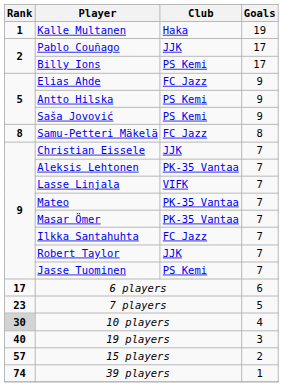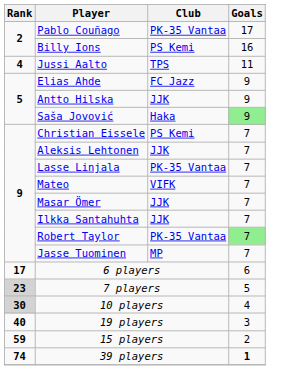- row: (82, 30)
(172, 47) JJK -> (188, 30) PK-35 Vantaa
(260, 64) 17 -> (247, 47) 16
+ row: (72, 64)
(185, 99) PS Kemi -> (160, 99) JJK
(185, 116) PS Kemi -> (163, 116) Haka
(260, 116) no background -> (247, 116) lightgreen background
- row: (98, 133)
(172, 150) JJK -> (172, 133) PS Kemi
(201, 167) PK-35 Vantaa -> (160, 150) JJK
(175, 185) VIFK -> (188, 167) PK-35 Vantaa
(201, 202) PK-35 Vantaa -> (163, 185) VIFK
(201, 219) PK-35 Vantaa -> (160, 202) JJK
(185, 236) FC Jazz -> (160, 219) JJK
(172, 253) JJK -> (188, 236) PK-35 Vantaa
(260, 253) no background -> (247, 236) lightgreen background
(185, 270) PS Kemi -> (156, 253) MP
(20, 305) no background -> (20, 288) lightgrey background
(20, 356) 57 -> (20, 339) 59
(260, 373) normal -> (247, 356) bold
